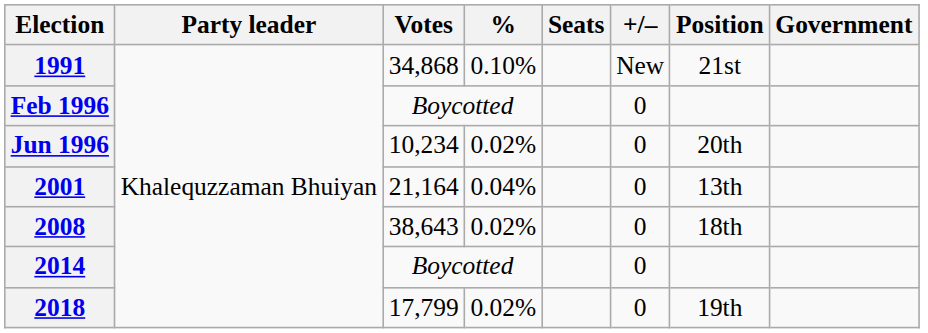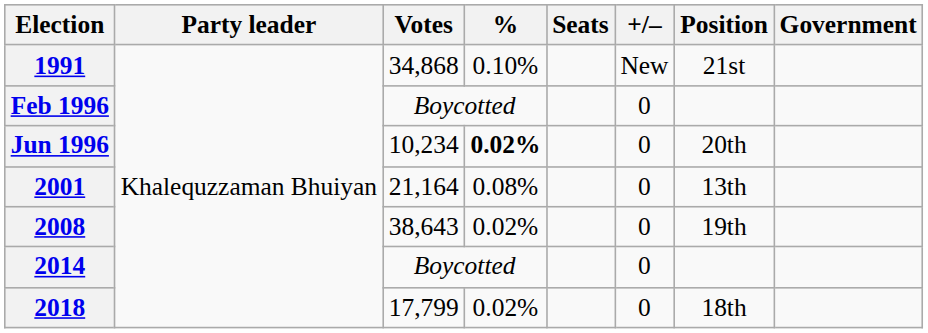(503, 145) normal -> (505, 145) bold
(503, 186) 0.04% -> (505, 186) 0.08%
(720, 226) 18th -> (724, 226) 19th
(720, 307) 19th -> (724, 307) 18th
